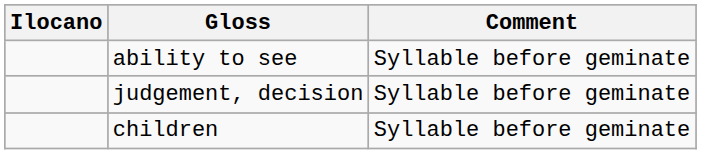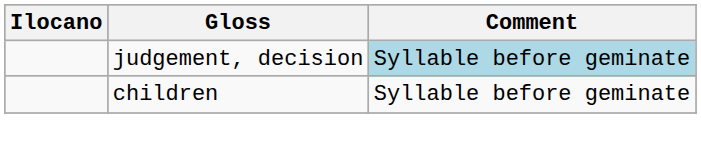- row: (205, 59)
(532, 94) no background -> (532, 59) lightblue background
